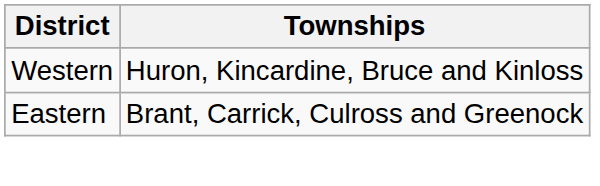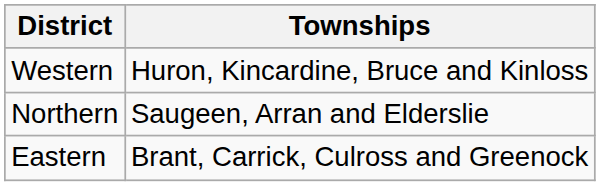+ row: (65, 113)
